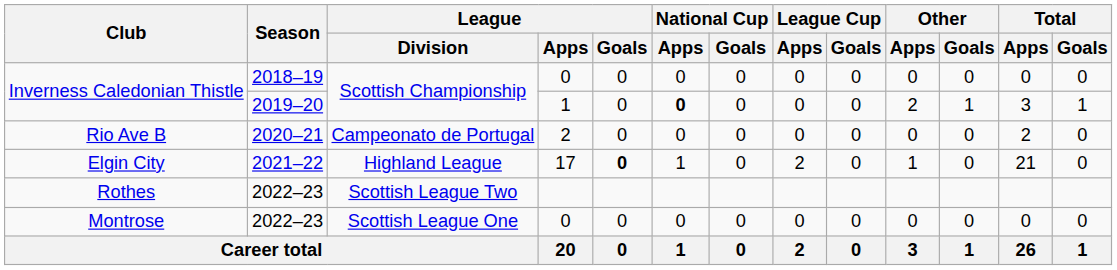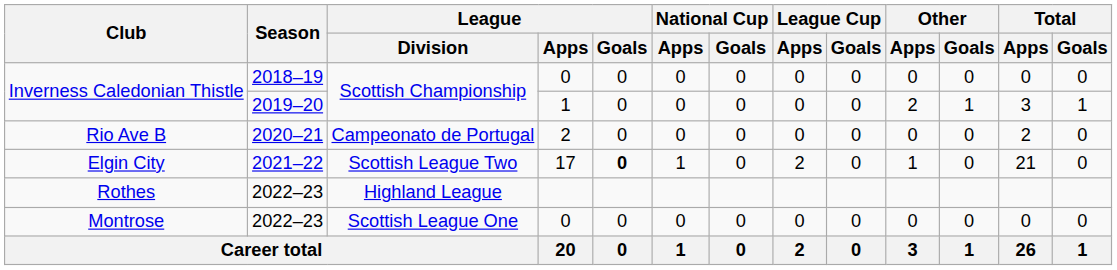(680, 105) bold -> (680, 105) normal
(433, 163) Highland League -> (433, 163) Scottish League Two
(433, 192) Scottish League Two -> (433, 192) Highland League
